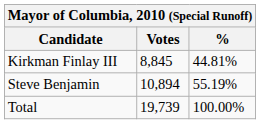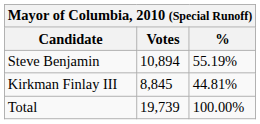rows swapped: (54, 84) <-> (63, 61)
